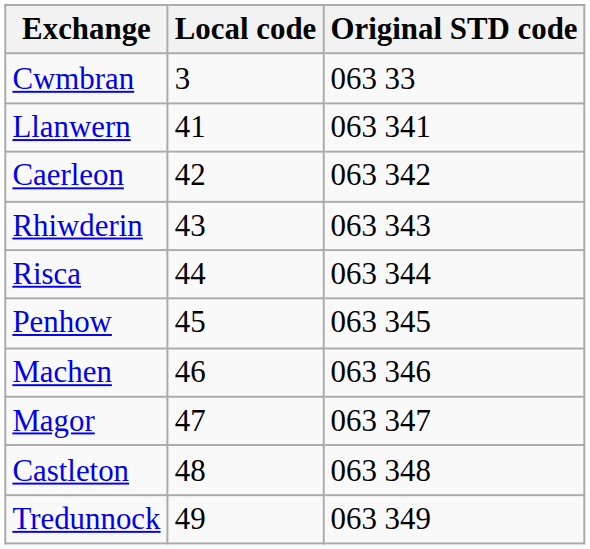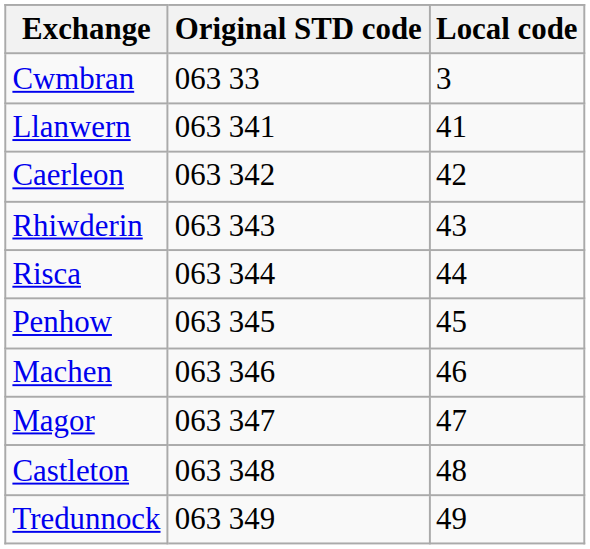columns swapped: (246, 28) <-> (454, 28)
